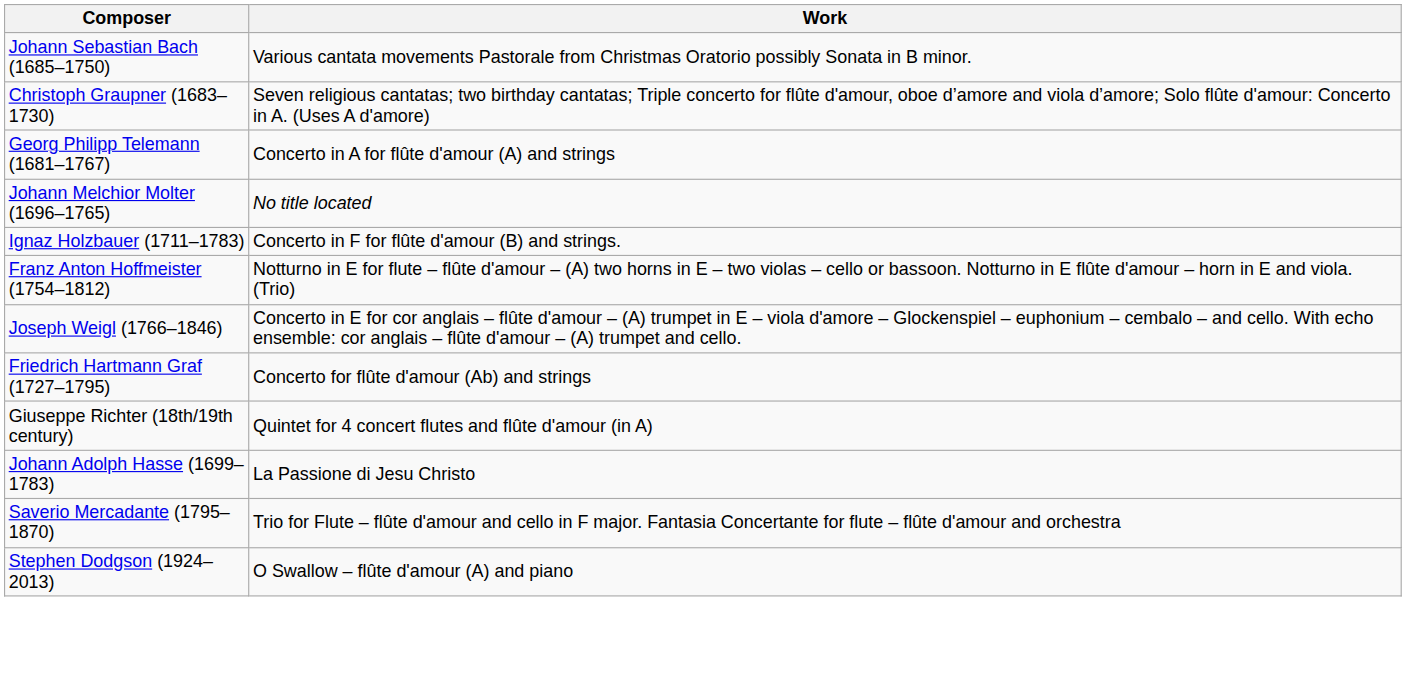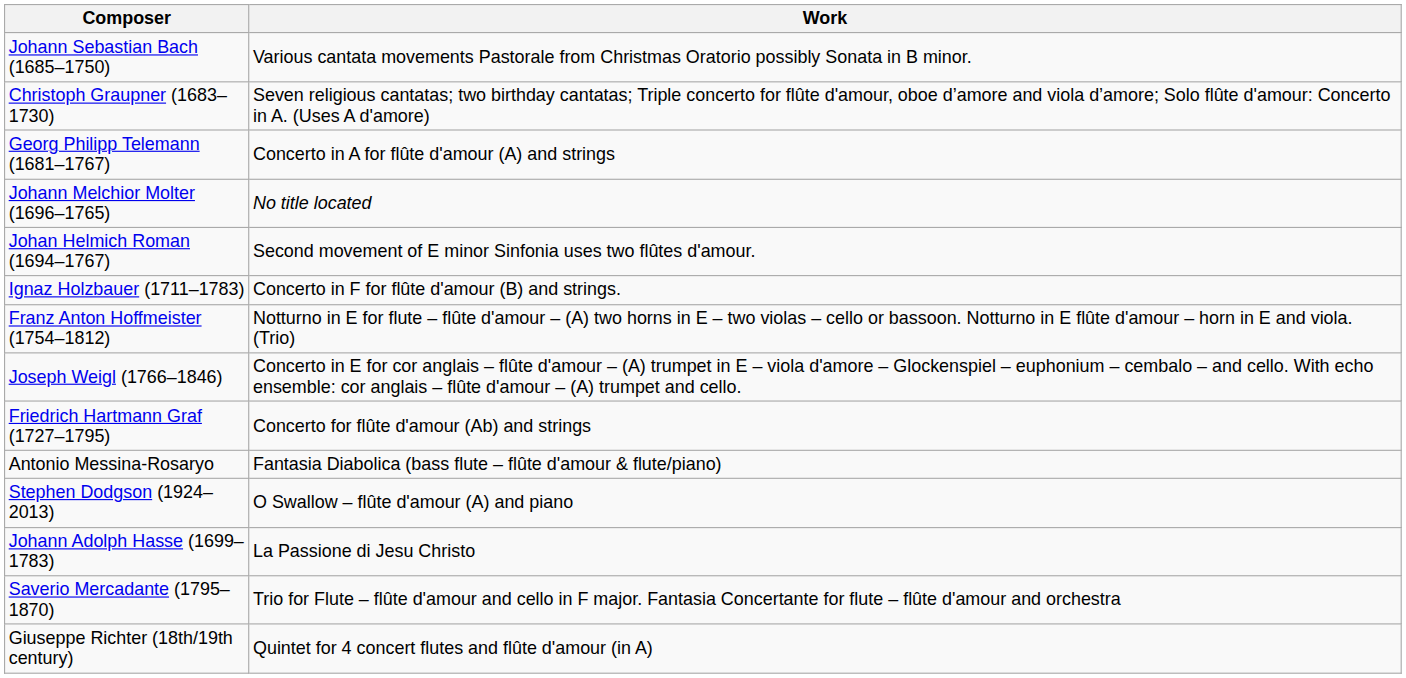+ row: (99, 251)
+ row: (111, 464)
rows swapped: (121, 425) <-> (111, 571)
